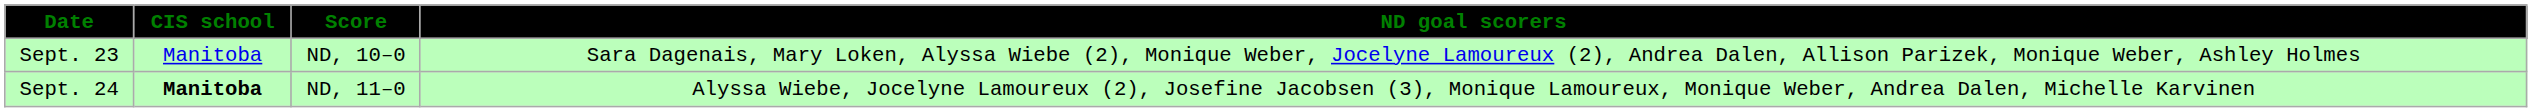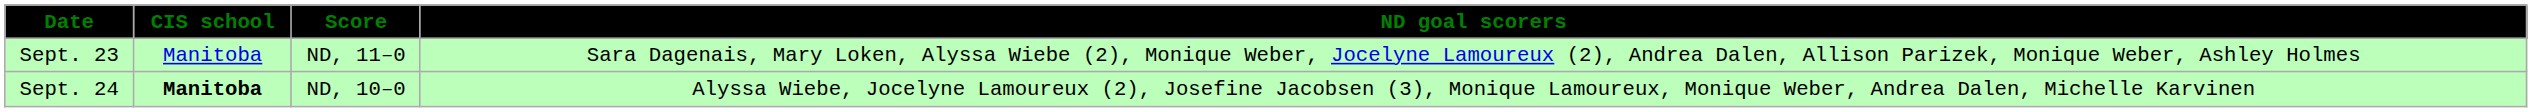(356, 55) ND, 10–0 -> (356, 55) ND, 11–0
(356, 89) ND, 11–0 -> (356, 89) ND, 10–0
